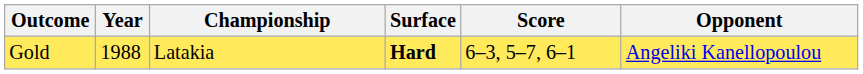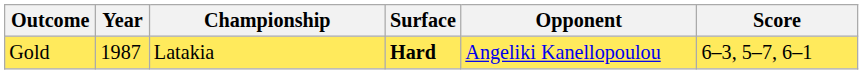columns swapped: (739, 20) <-> (541, 20)
(121, 52) 1988 -> (121, 52) 1987
